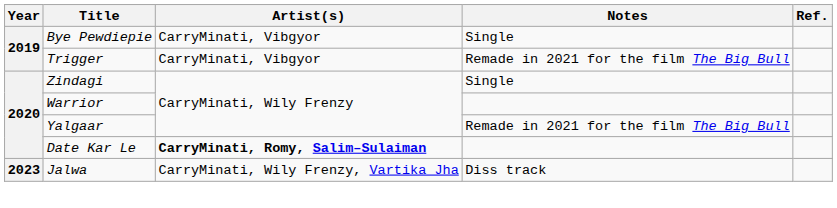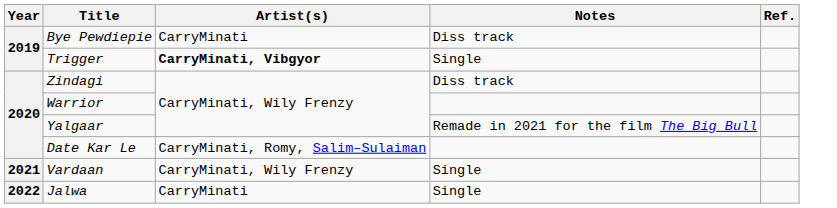(240, 38) CarryMinati, Vibgyor -> (203, 38) CarryMinati
(490, 38) Single -> (473, 38) Diss track
(240, 60) normal -> (240, 60) bold
(627, 60) Remade in 2021 for the film The Big Bull -> (457, 60) Single
(490, 82) Single -> (473, 82) Diss track
(292, 148) bold -> (292, 148) normal
+ row: (75, 170)
(24, 170) 2023 -> (24, 192) 2022
(309, 170) CarryMinati, Wily Frenzy, Vartika Jha -> (203, 192) CarryMinati
(506, 170) Diss track -> (457, 192) Single
